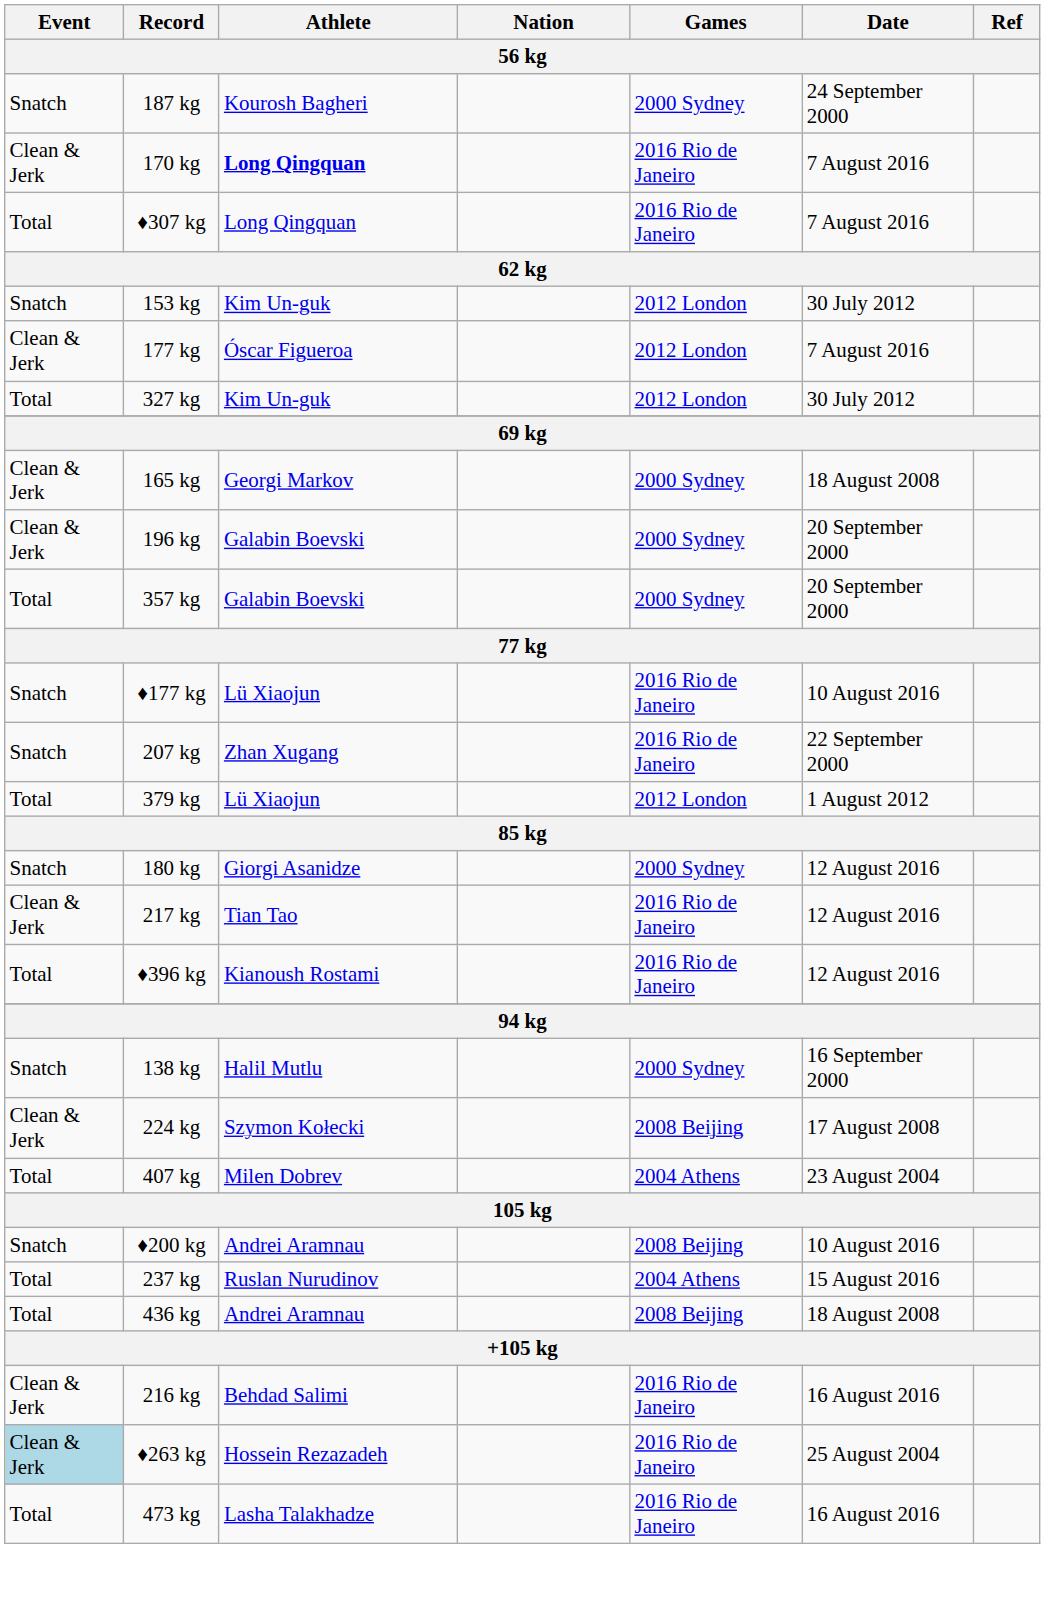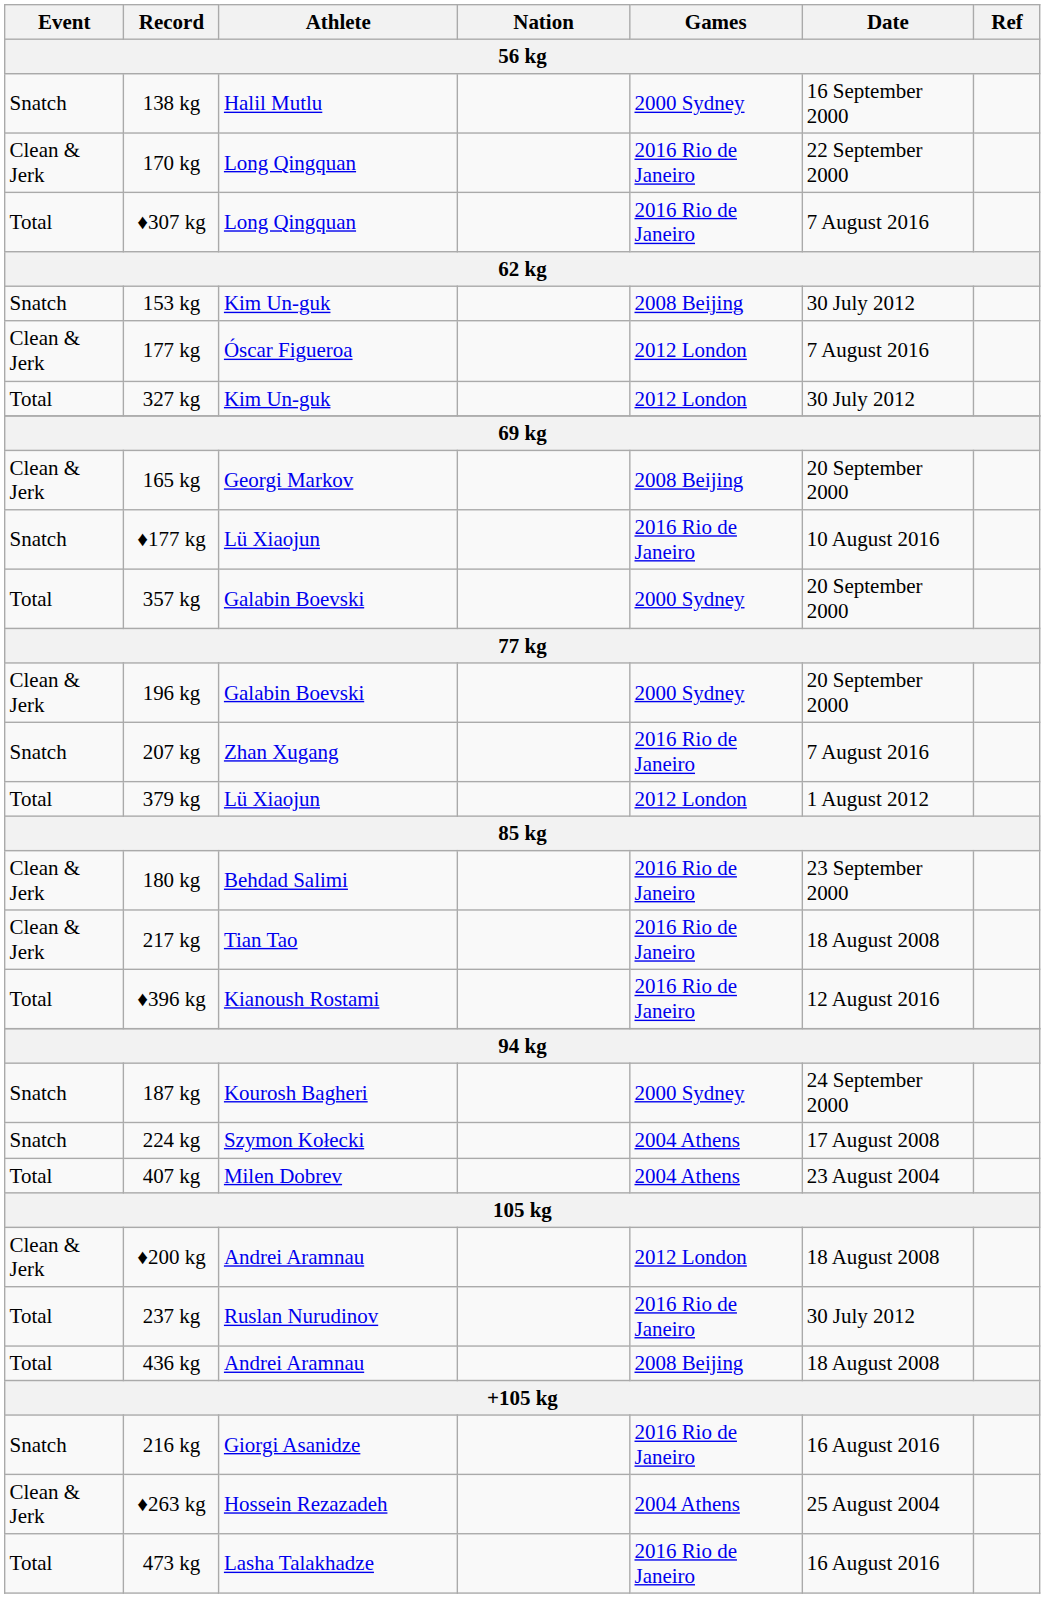rows swapped: (171, 1068) <-> (171, 103)
(295, 162) bold -> (290, 162) normal
(868, 162) 7 August 2016 -> (865, 162) 22 September 2000
(691, 304) 2012 London -> (689, 304) 2008 Beijing
(690, 479) 2000 Sydney -> (689, 479) 2008 Beijing
(873, 479) 18 August 2008 -> (865, 479) 20 September 2000
rows swapped: (171, 539) <-> (171, 692)
(865, 751) 22 September 2000 -> (868, 751) 7 August 2016
(38, 868) Snatch -> (45, 880) Clean & Jerk
(292, 868) Giorgi Asanidze -> (286, 880) Behdad Salimi
(690, 868) 2000 Sydney -> (686, 880) 2016 Rio de Janeiro
(873, 868) 12 August 2016 -> (865, 880) 23 September 2000
(873, 915) 12 August 2016 -> (873, 939) 18 August 2008
(45, 1127) Clean & Jerk -> (38, 1140) Snatch
(689, 1127) 2008 Beijing -> (687, 1140) 2004 Athens
(38, 1244) Snatch -> (45, 1256) Clean & Jerk
(689, 1244) 2008 Beijing -> (691, 1256) 2012 London
(873, 1244) 10 August 2016 -> (873, 1256) 18 August 2008
(687, 1278) 2004 Athens -> (686, 1315) 2016 Rio de Janeiro
(873, 1278) 15 August 2016 -> (861, 1315) 30 July 2012
(45, 1394) Clean & Jerk -> (38, 1444) Snatch
(286, 1394) Behdad Salimi -> (292, 1444) Giorgi Asanidze
(45, 1454) lightblue background -> (45, 1504) no background
(686, 1454) 2016 Rio de Janeiro -> (687, 1504) 2004 Athens
